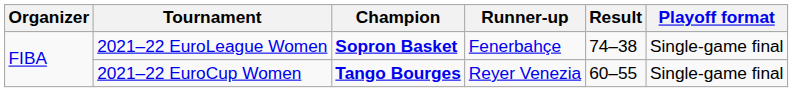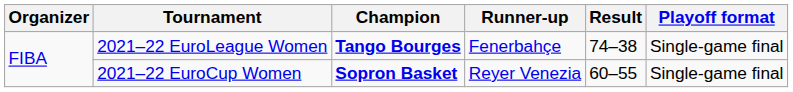(396, 45) Sopron Basket -> (398, 45) Tango Bourges
(398, 73) Tango Bourges -> (396, 73) Sopron Basket
